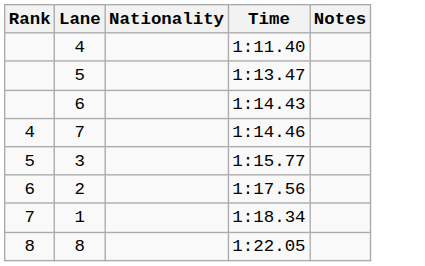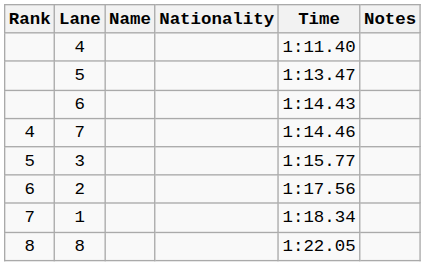+ column: (130, 19)
